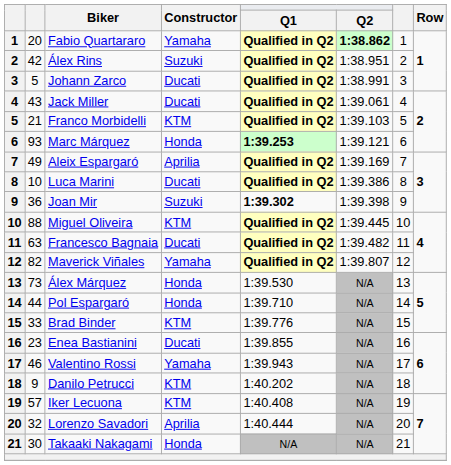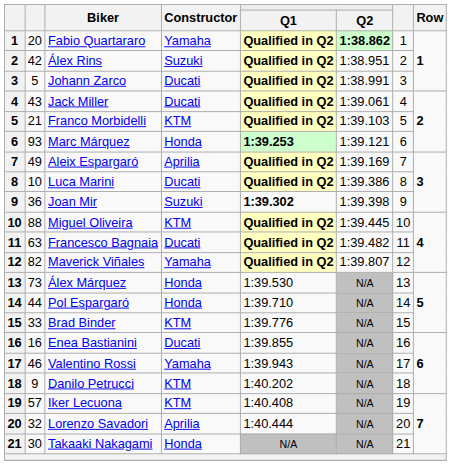(35, 343) 23 -> (35, 343) 16
